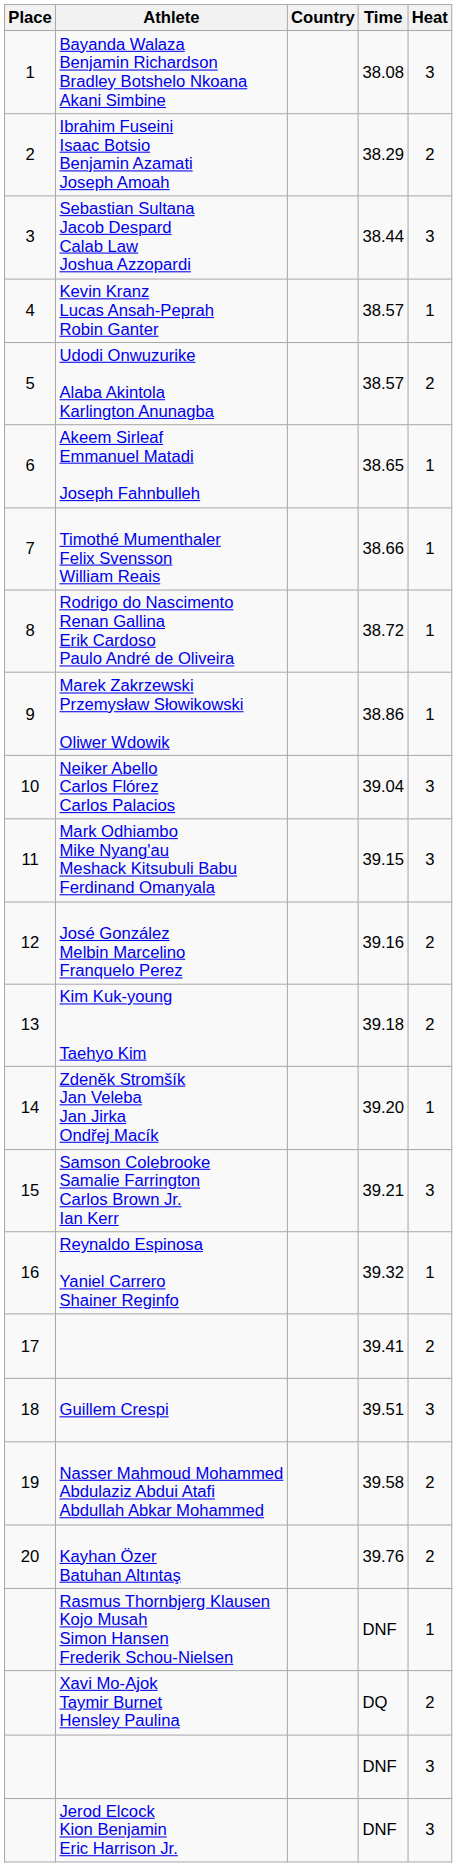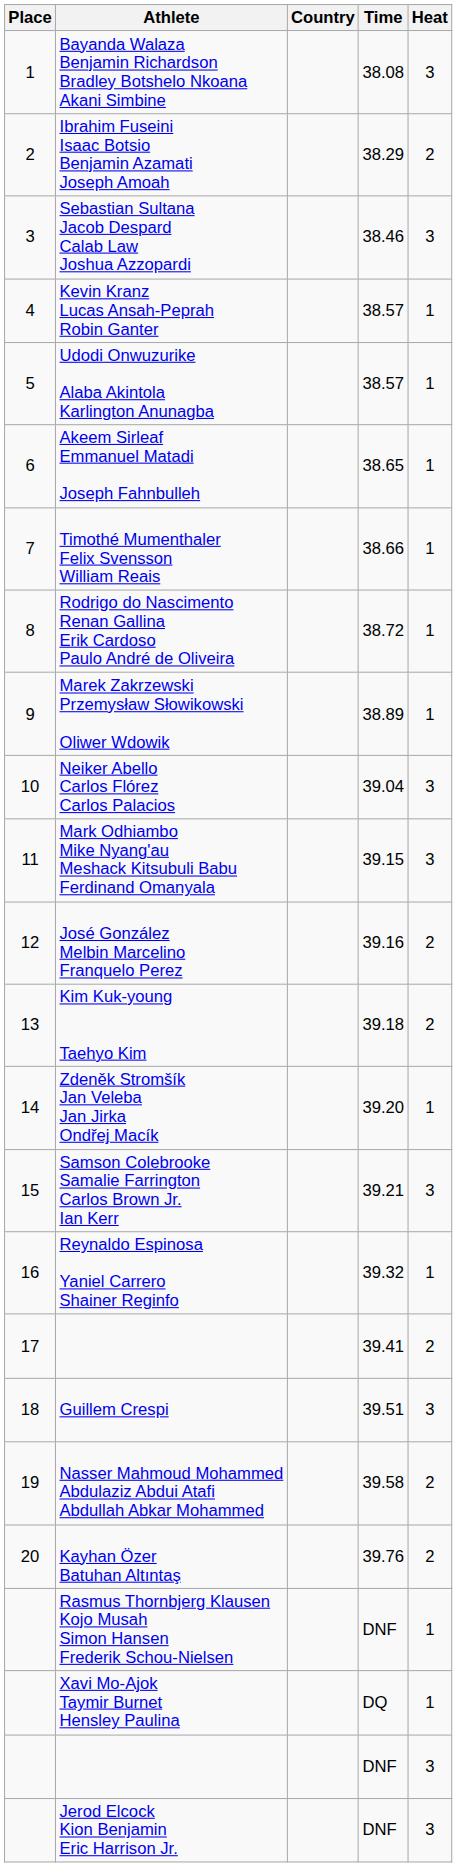(383, 237) 38.44 -> (383, 237) 38.46
(430, 383) 2 -> (430, 383) 1
(383, 713) 38.86 -> (383, 713) 38.89
(430, 1702) 2 -> (430, 1702) 1
